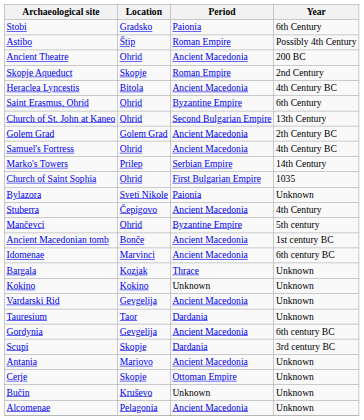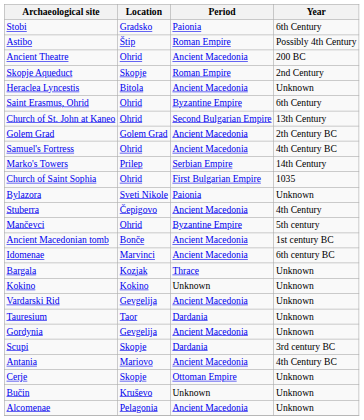(306, 88) 4th Century BC -> (295, 88) Unknown
(305, 331) 6th century BC -> (295, 331) Unknown
(295, 362) Unknown -> (306, 362) 4th Century BC
